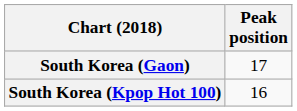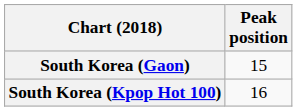(259, 65) 17 -> (259, 65) 15
